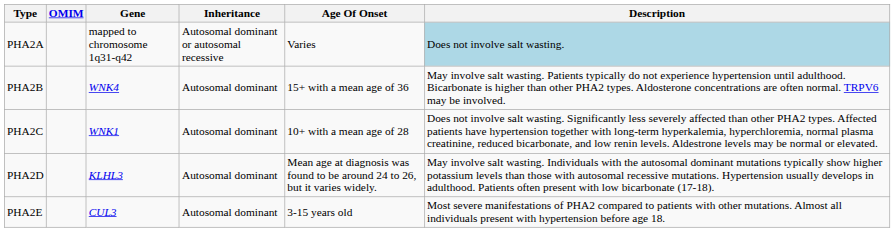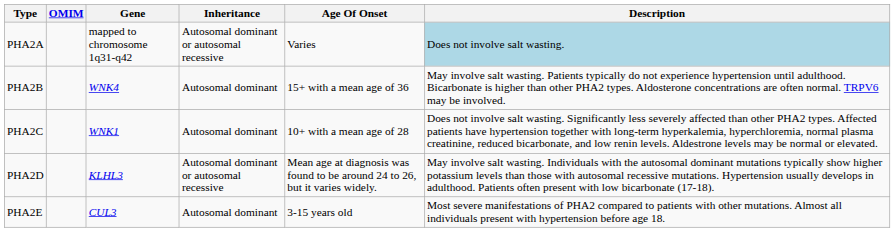(230, 175) Autosomal dominant -> (230, 175) Autosomal dominant or autosomal recessive
